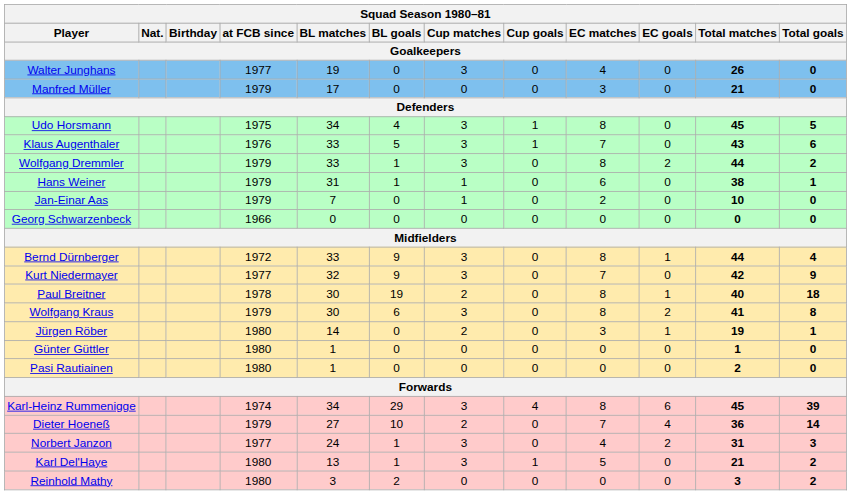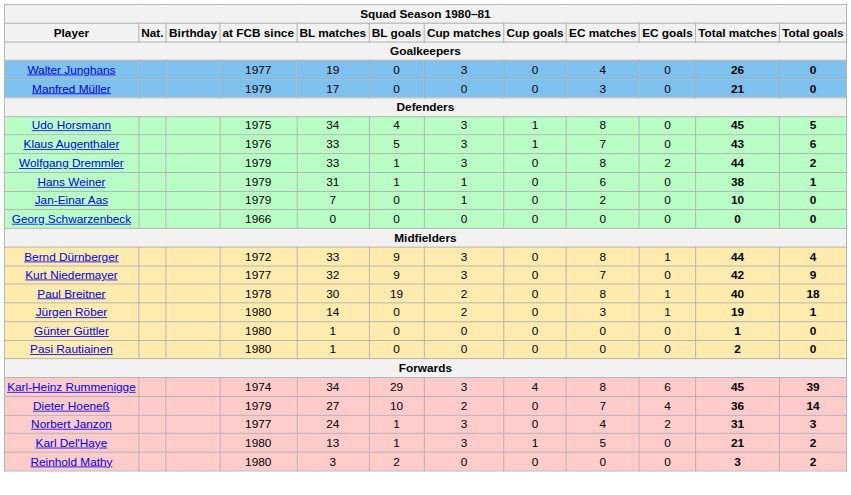- row: (71, 313)
